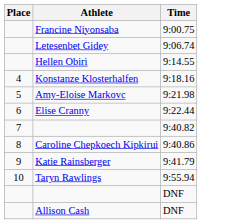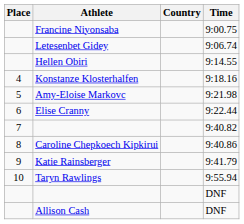+ column: (182, 12)
